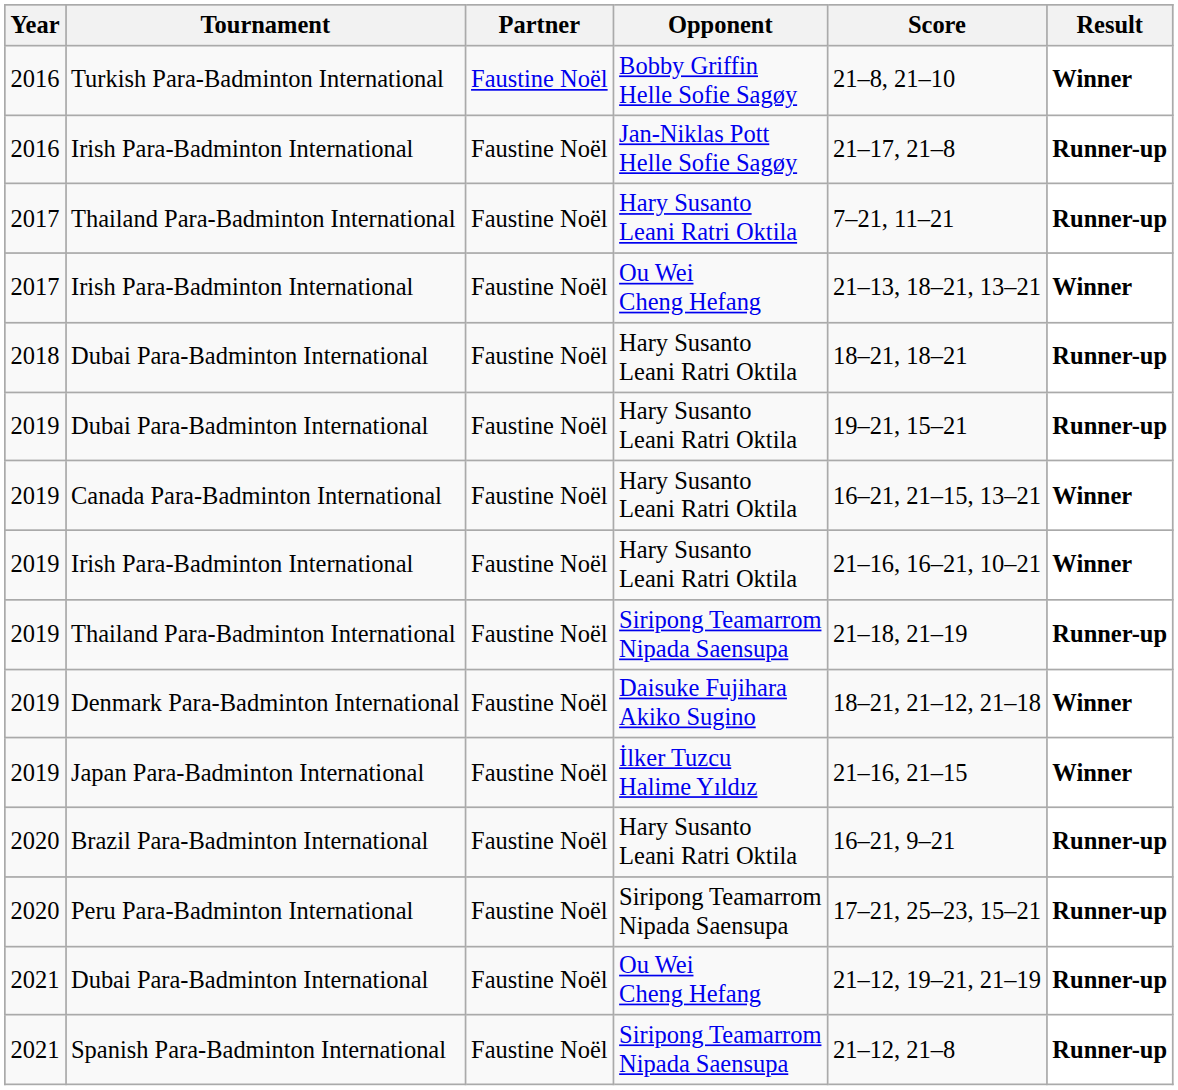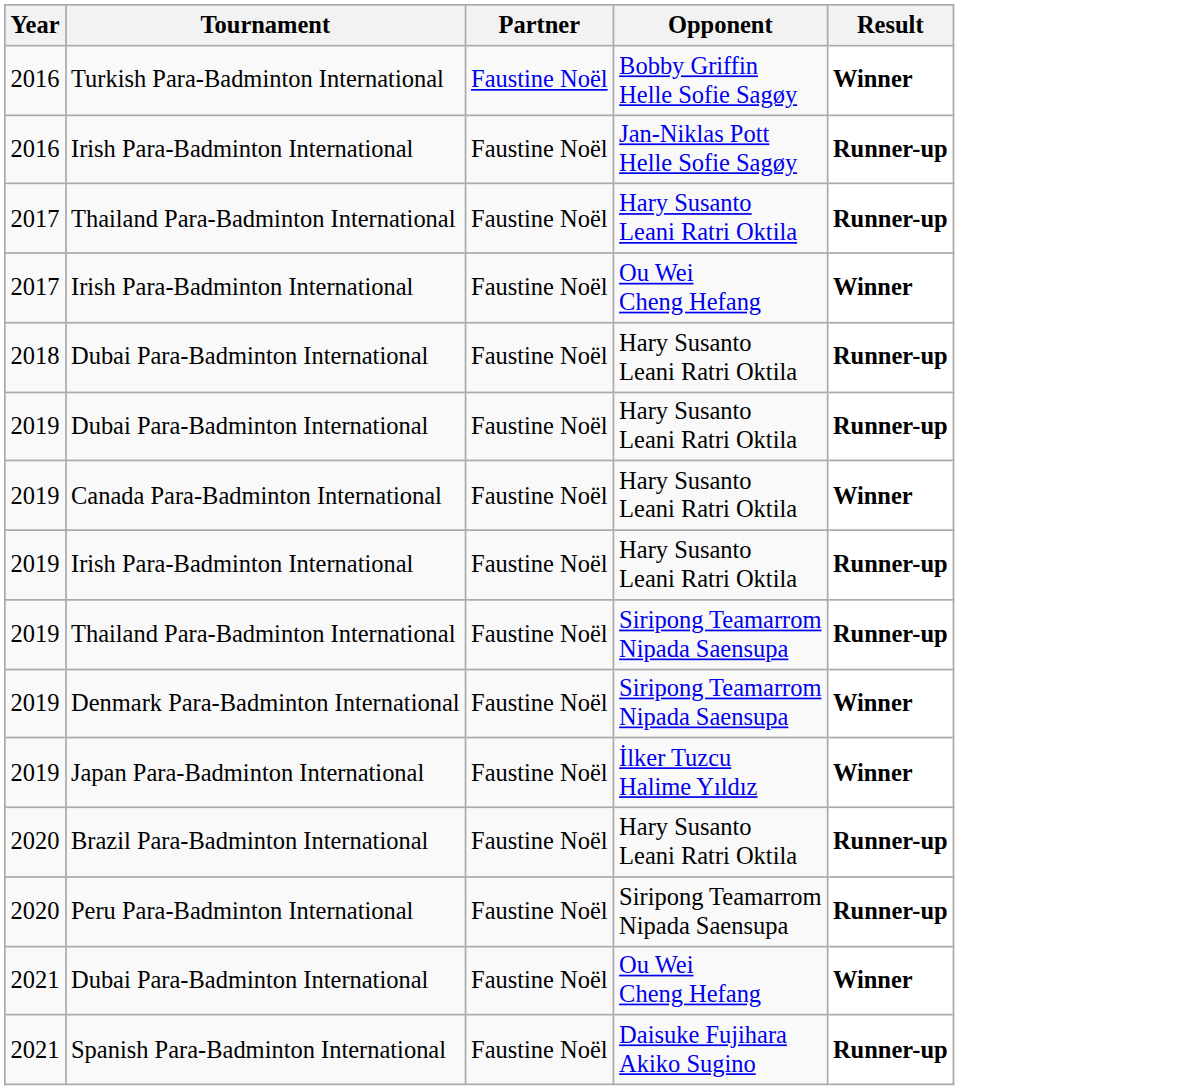- column: (937, 25)
(1092, 564) Winner -> (890, 564) Runner-up
(703, 703) Daisuke Fujihara Akiko Sugino -> (720, 703) Siripong Teamarrom Nipada Saensupa
(1110, 980) Runner-up -> (873, 980) Winner
(720, 1049) Siripong Teamarrom Nipada Saensupa -> (703, 1049) Daisuke Fujihara Akiko Sugino
